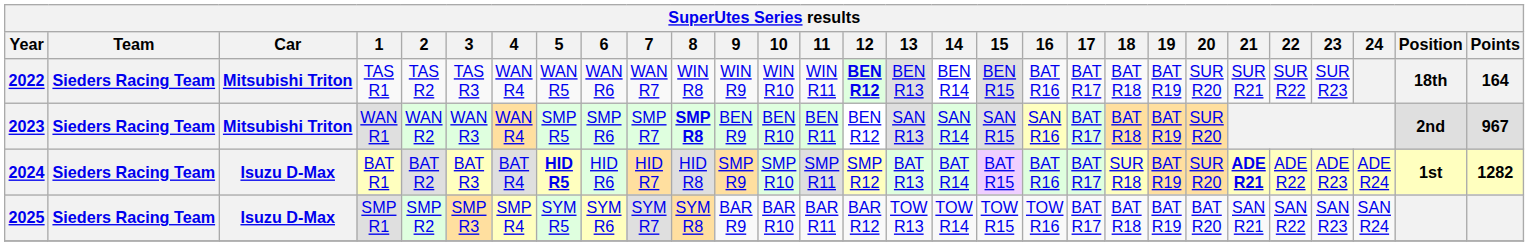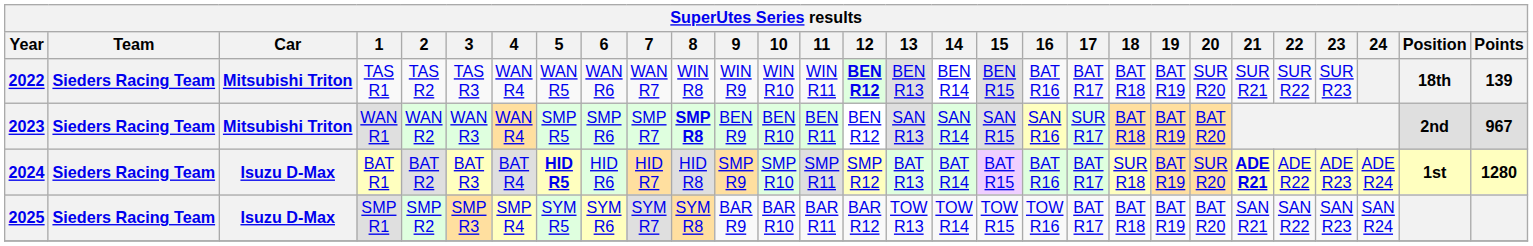(1495, 81) 164 -> (1499, 81) 139
(1086, 126) BAT R17 -> (1088, 126) SUR R17
(1207, 126) SUR R20 -> (1211, 126) BAT R20
(1495, 172) 1282 -> (1499, 172) 1280
